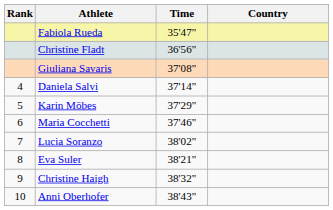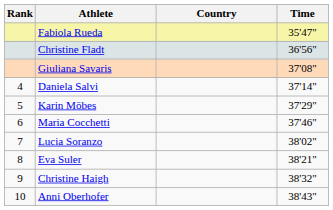columns swapped: (268, 14) <-> (182, 14)
